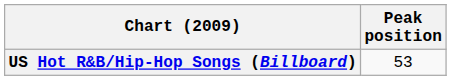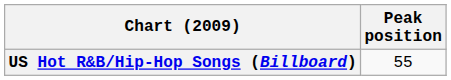(403, 63) 53 -> (403, 63) 55
